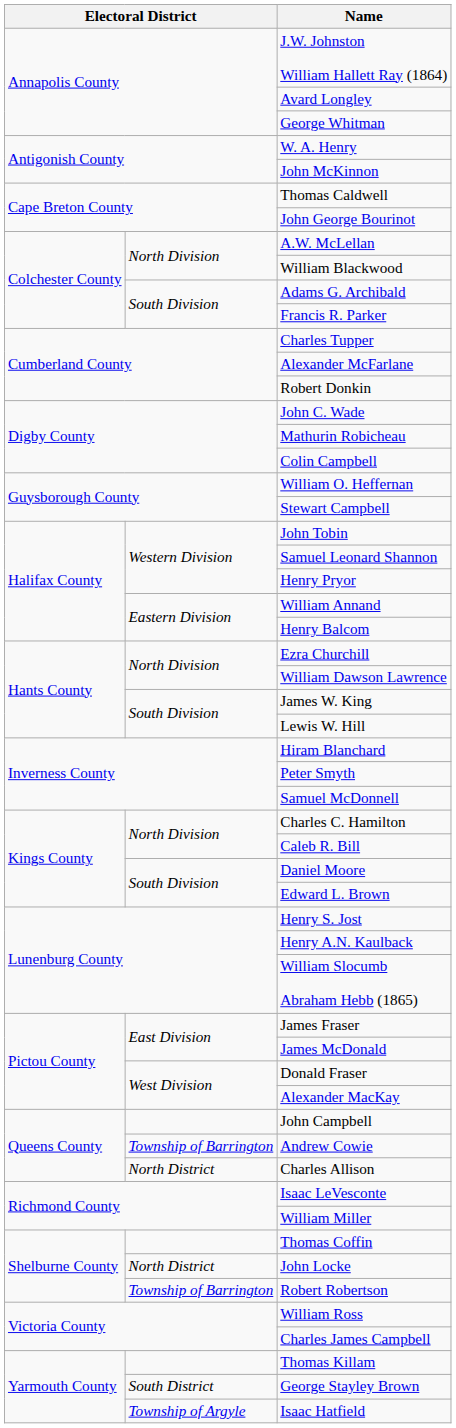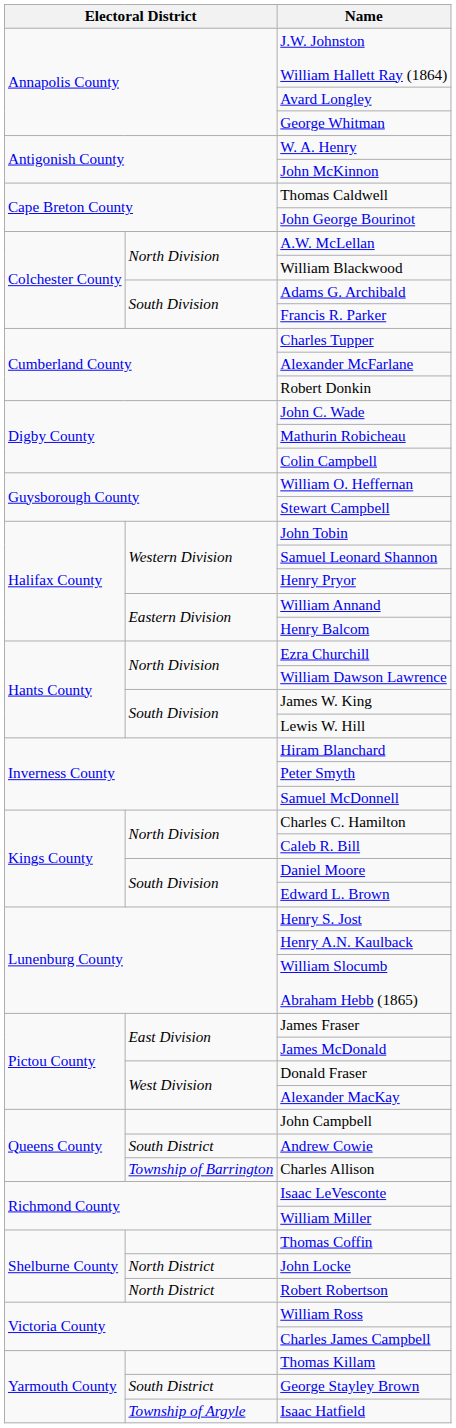(201, 1145) Township of Barrington -> (171, 1145) South District
(171, 1169) North District -> (201, 1169) Township of Barrington
(201, 1290) Township of Barrington -> (171, 1290) North District
